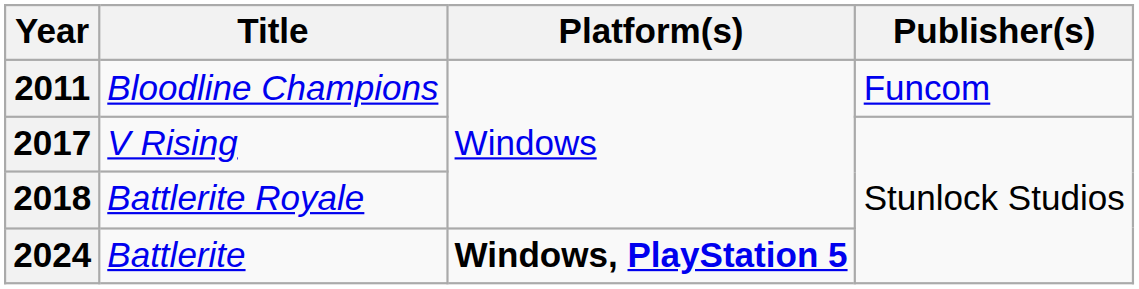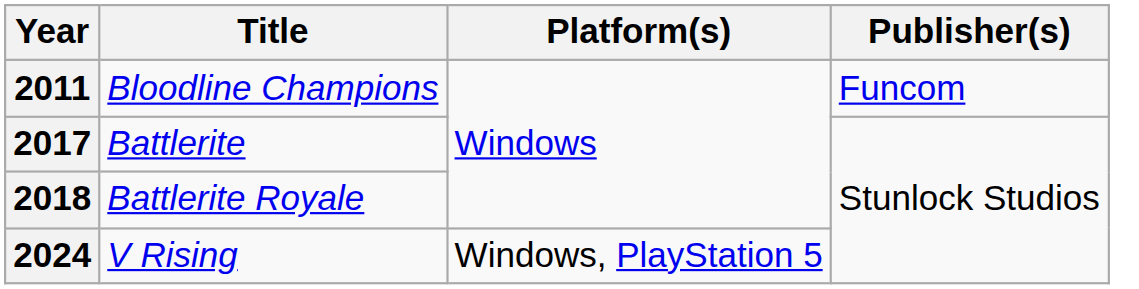(173, 143) V Rising -> (176, 143) Battlerite
(176, 254) Battlerite -> (173, 254) V Rising
(651, 254) bold -> (639, 254) normal
